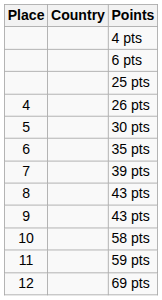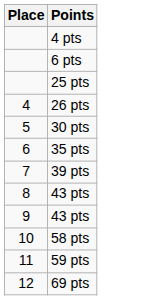- column: (78, 15)
